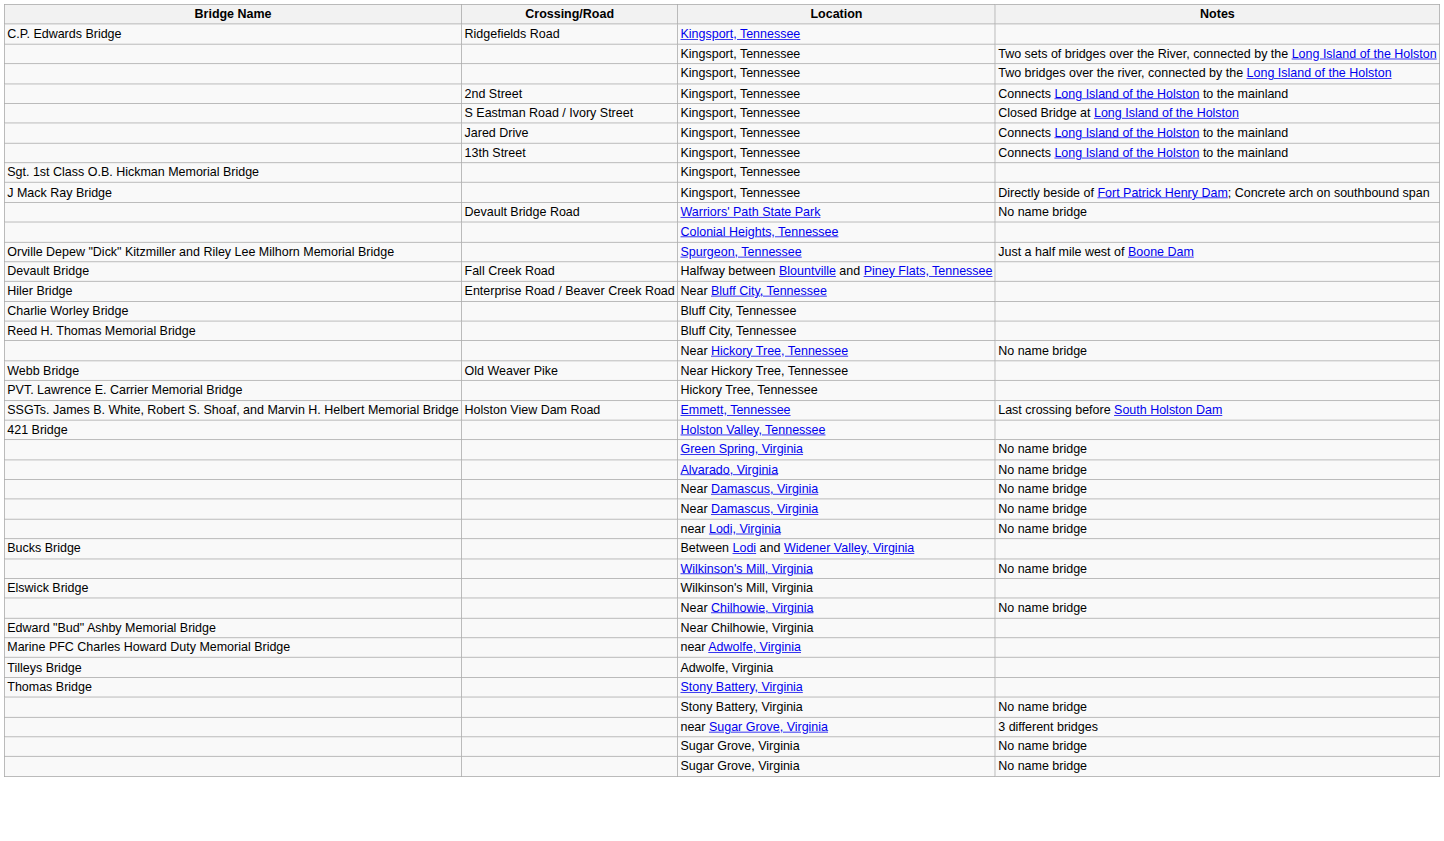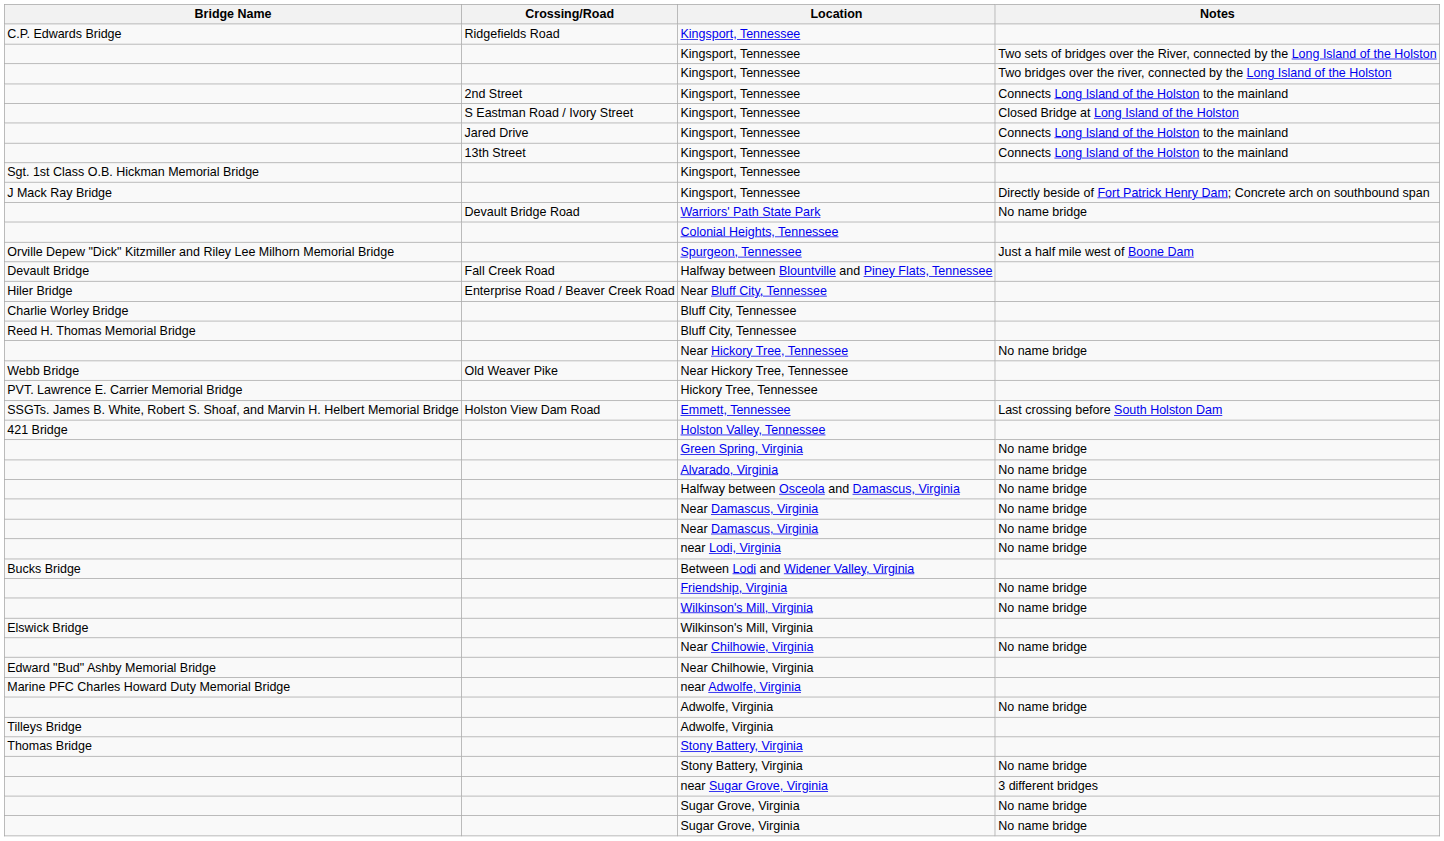+ row: (820, 489)
+ row: (734, 588)
+ row: (727, 707)
